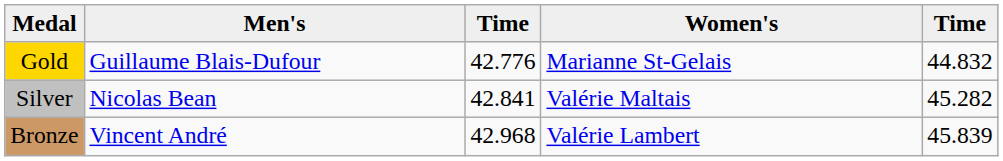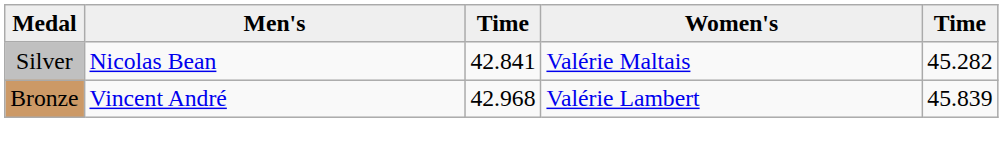- row: (44, 60)
